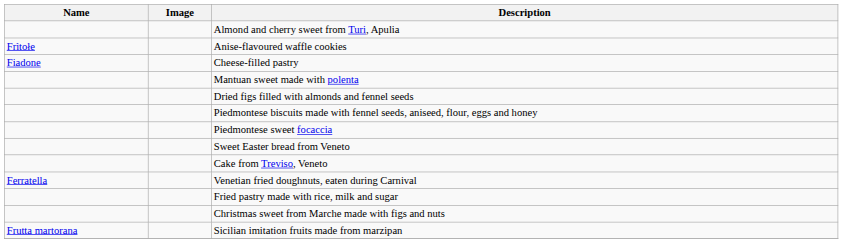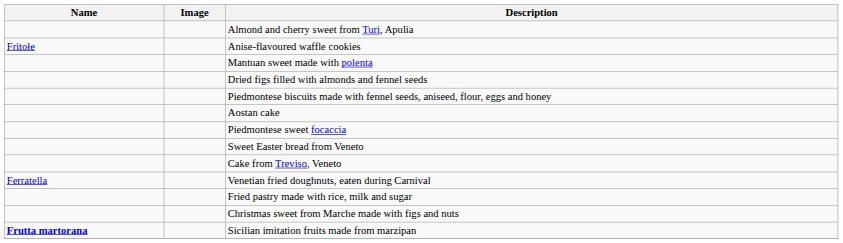- row: (256, 63)
+ row: (254, 113)
(42, 230) normal -> (47, 230) bold
